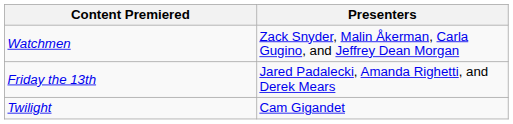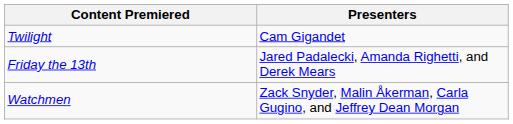rows swapped: (29, 108) <-> (39, 43)
